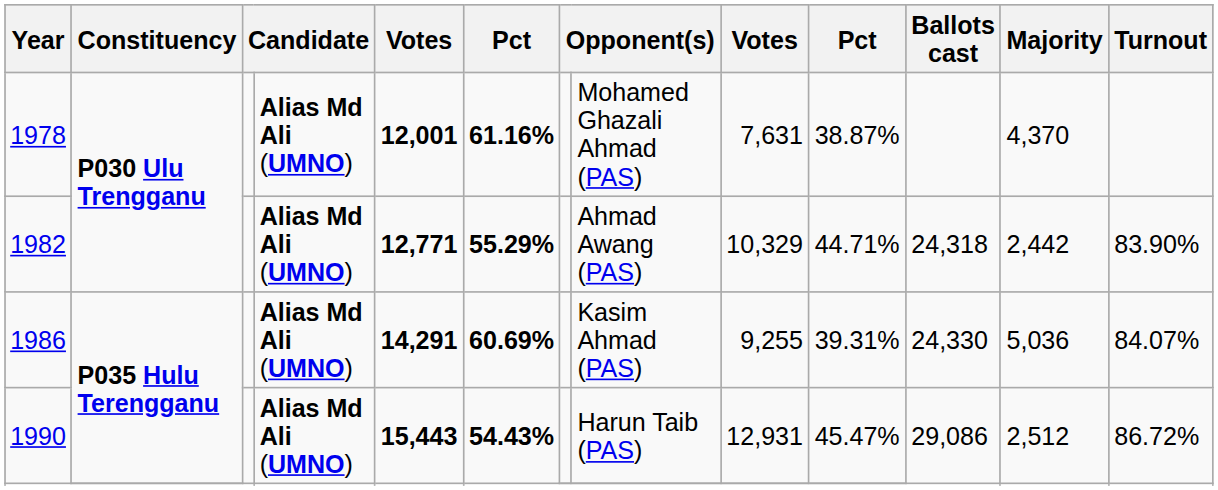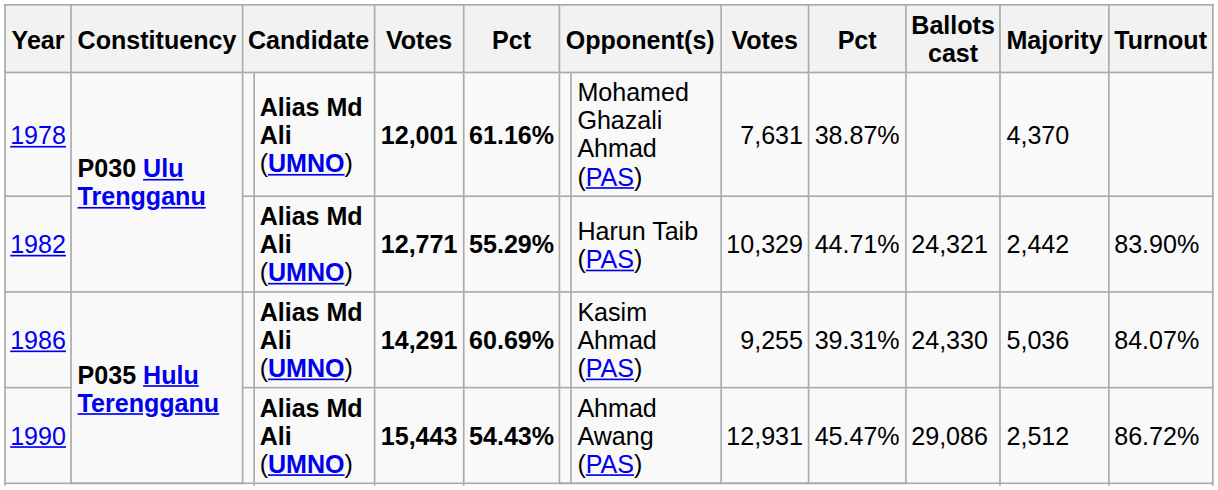(617, 244) Ahmad Awang (PAS) -> (638, 244) Harun Taib (PAS)
(950, 244) 24,318 -> (950, 244) 24,321
(638, 436) Harun Taib (PAS) -> (617, 436) Ahmad Awang (PAS)
